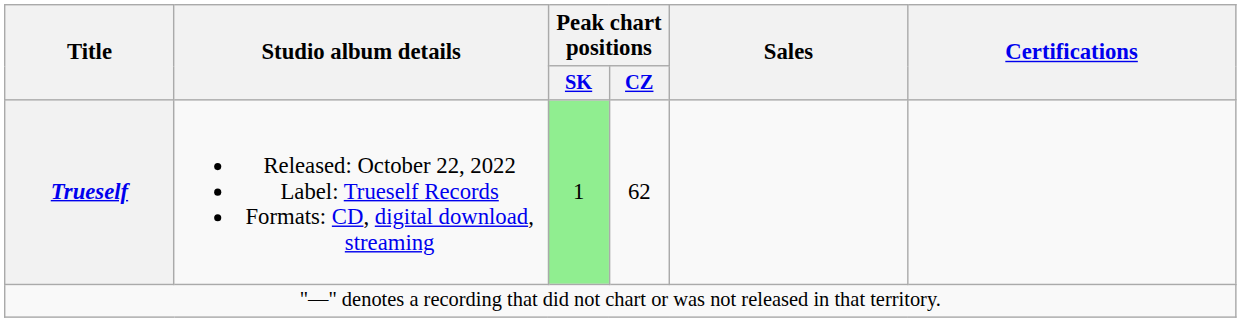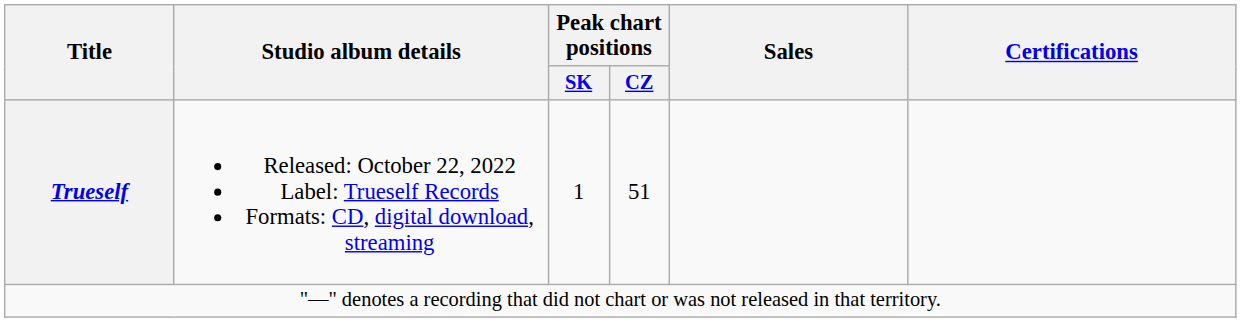(579, 191) lightgreen background -> (579, 191) no background
(639, 191) 62 -> (639, 191) 51
